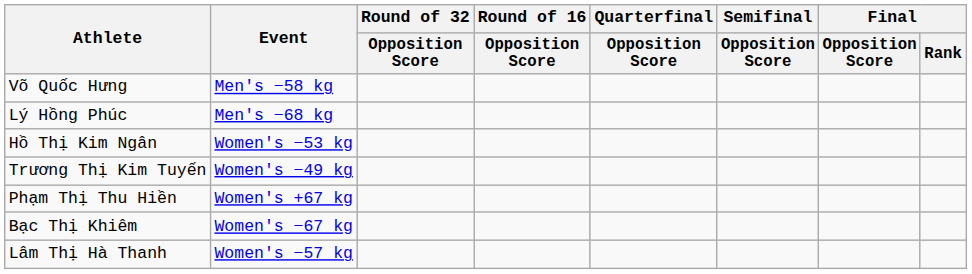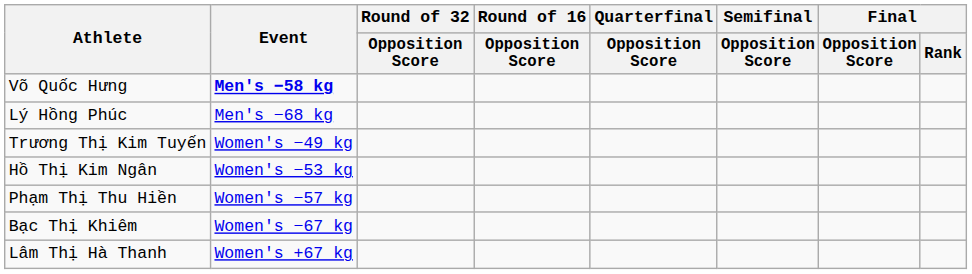(274, 87) normal -> (274, 87) bold
rows swapped: (108, 171) <-> (83, 143)
(284, 198) Women's +67 kg -> (284, 198) Women's −57 kg
(284, 254) Women's −57 kg -> (284, 254) Women's +67 kg
